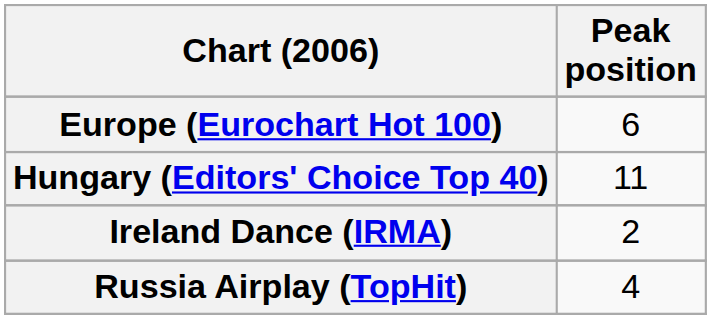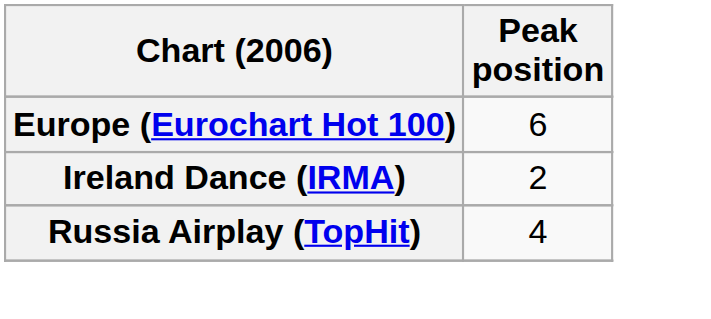- row: (281, 177)
